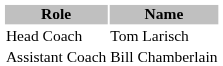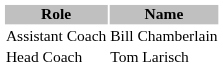rows swapped: (44, 35) <-> (56, 57)
